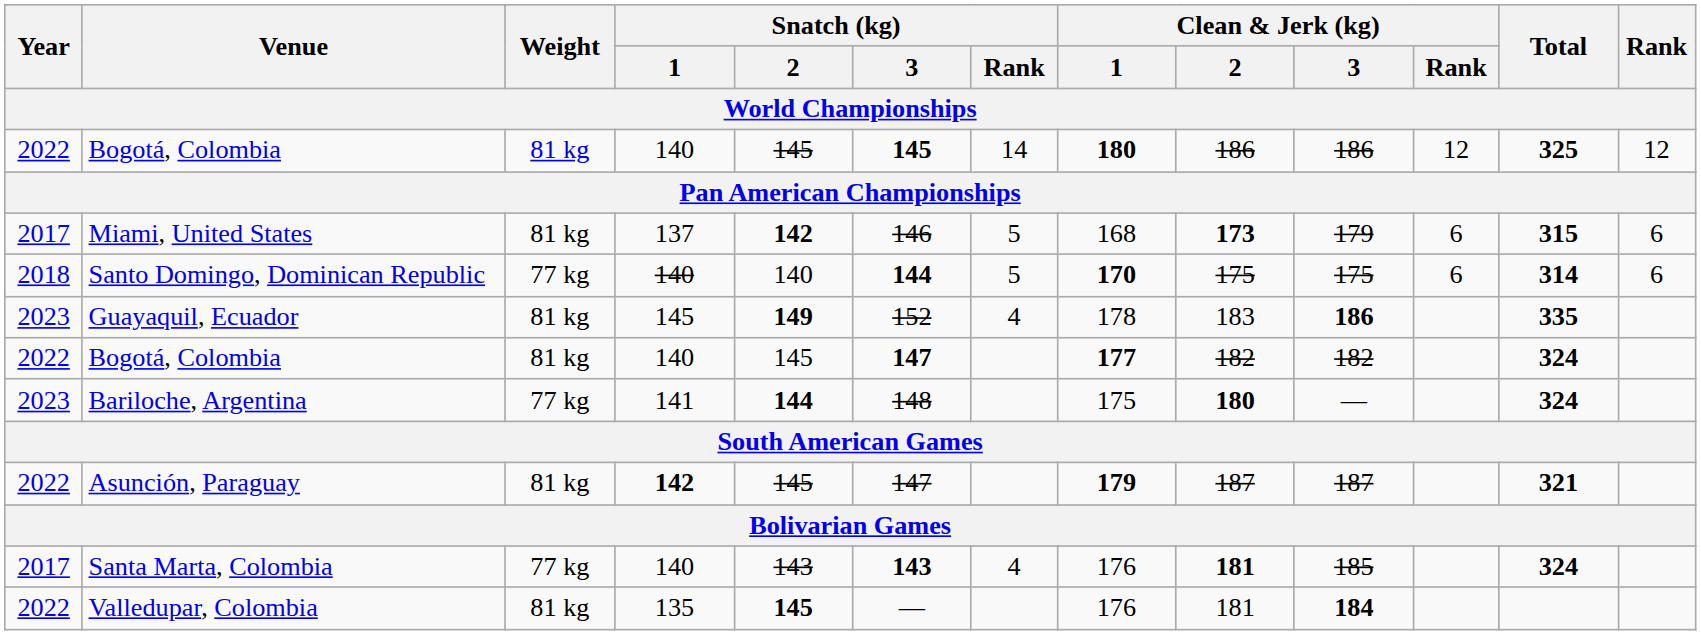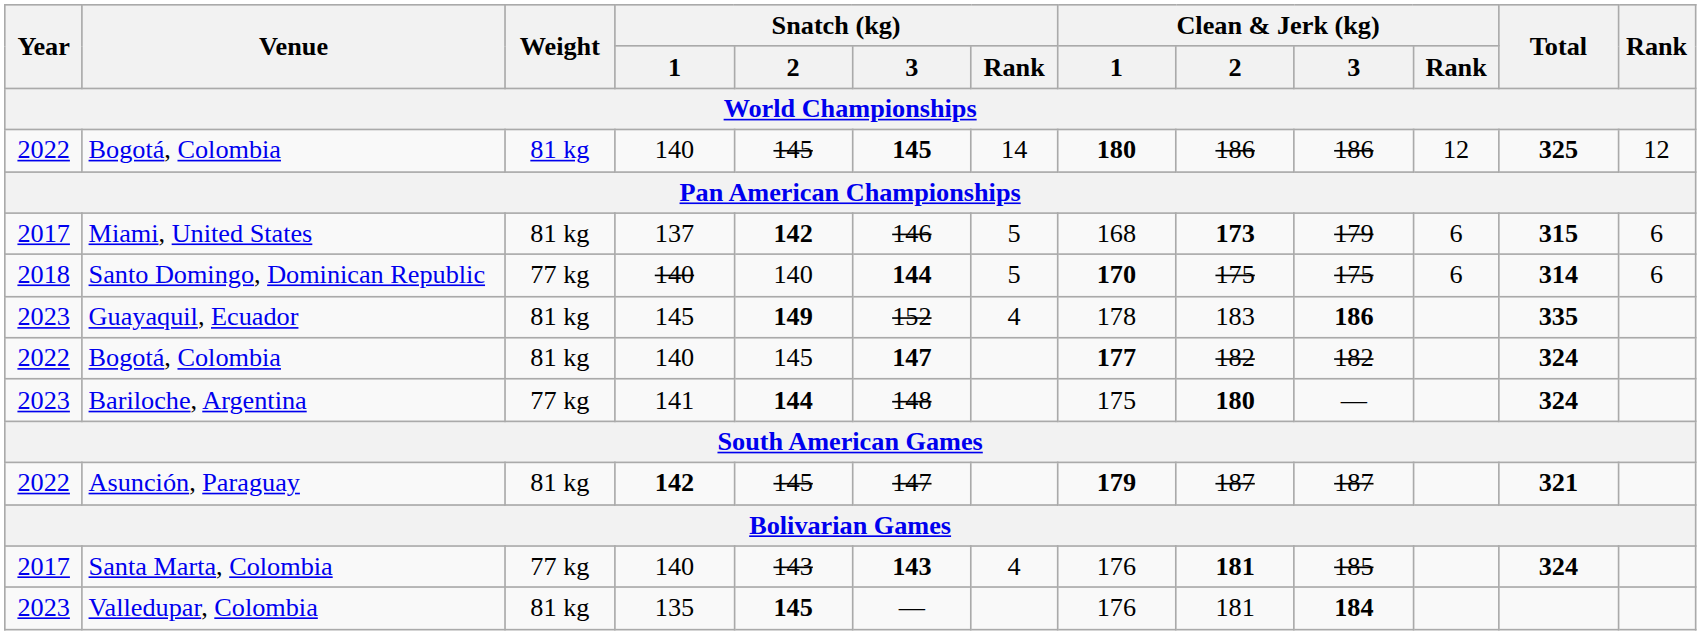(44, 607) 2022 -> (44, 607) 2023
